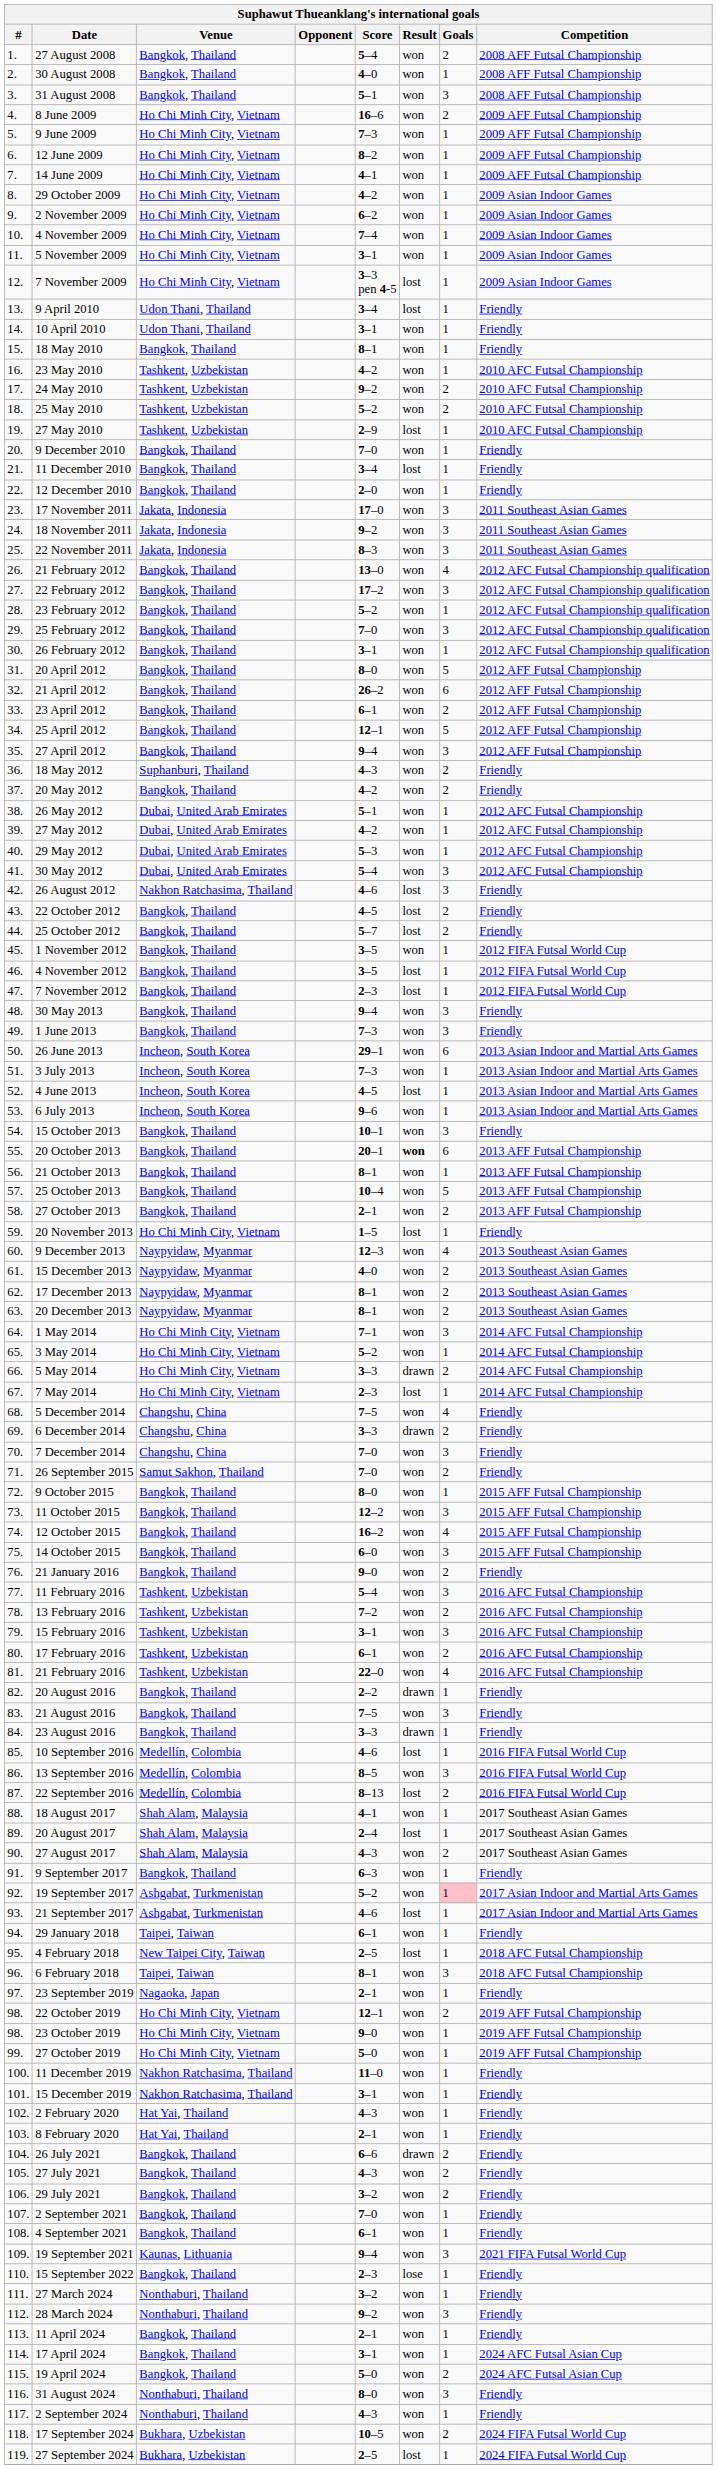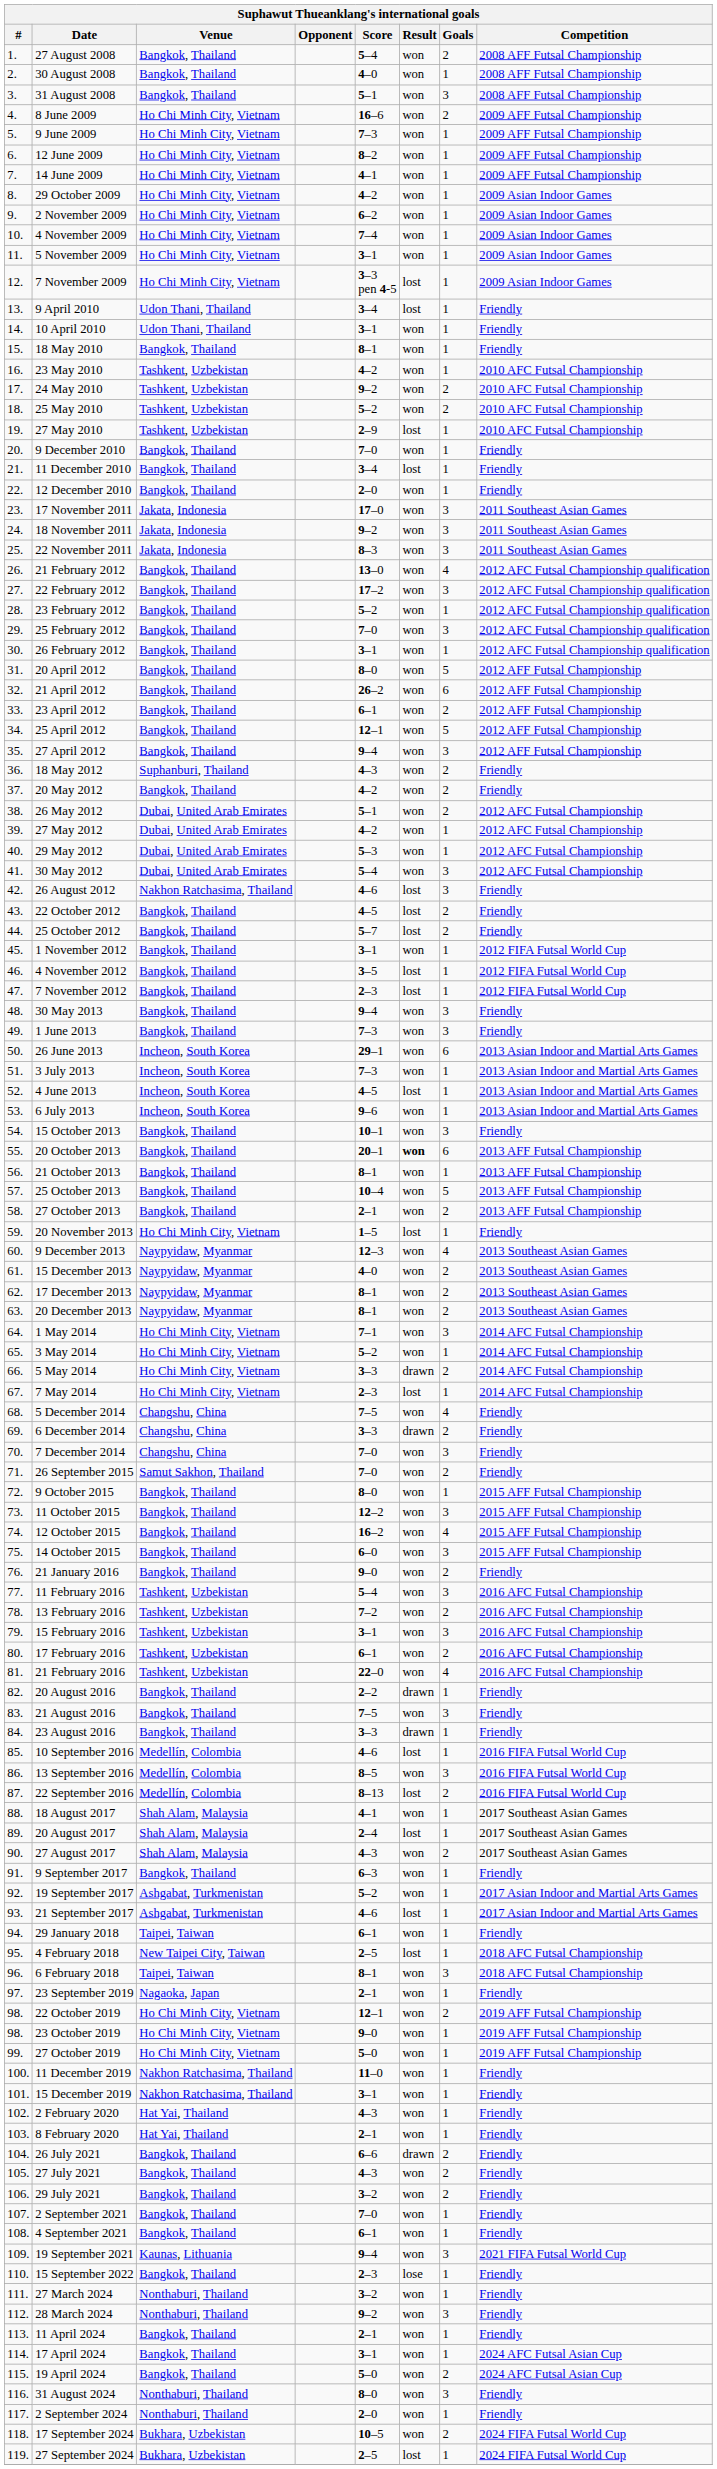(446, 810) 1 -> (446, 810) 2
(368, 950) 3–5 -> (368, 950) 3–1
(446, 1893) pink background -> (446, 1893) no background
(368, 2414) 4–3 -> (368, 2414) 2–0
